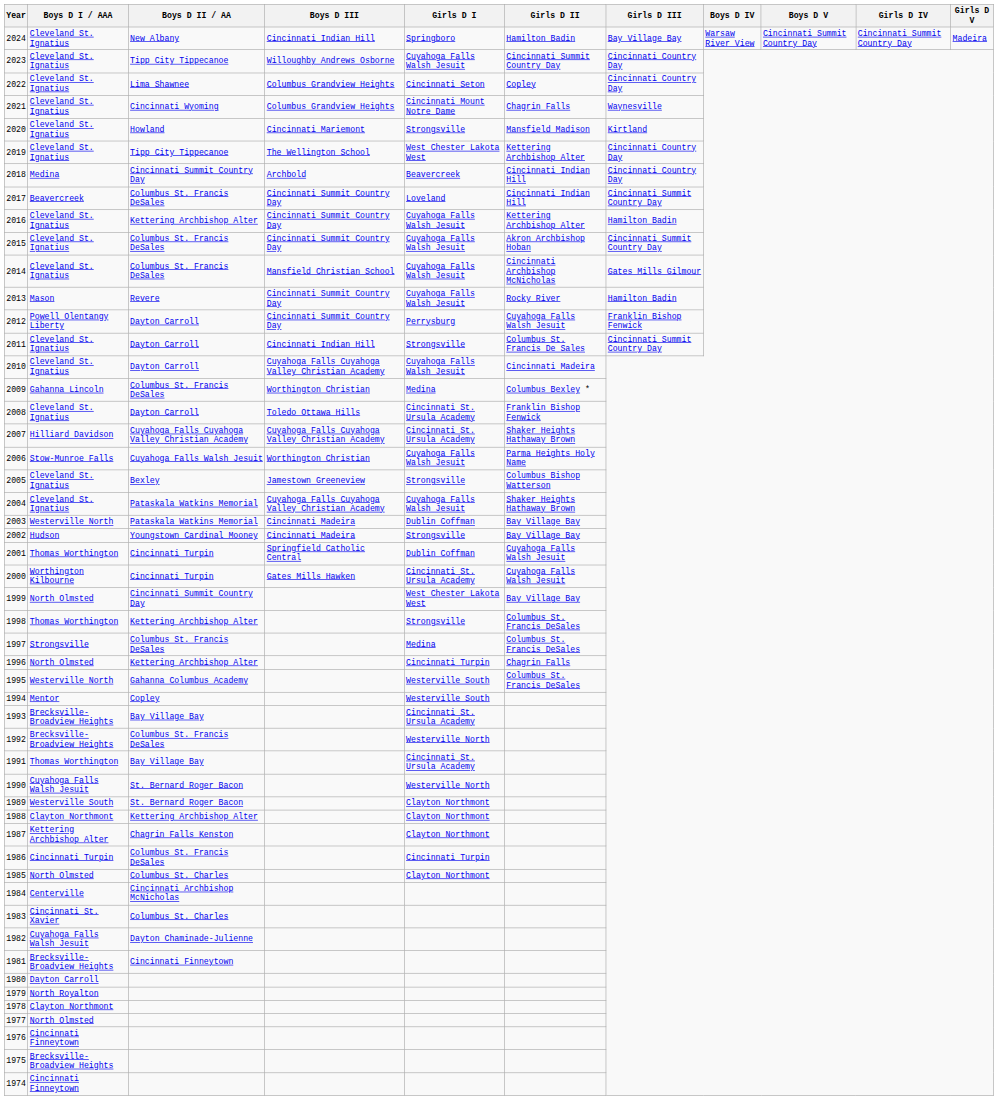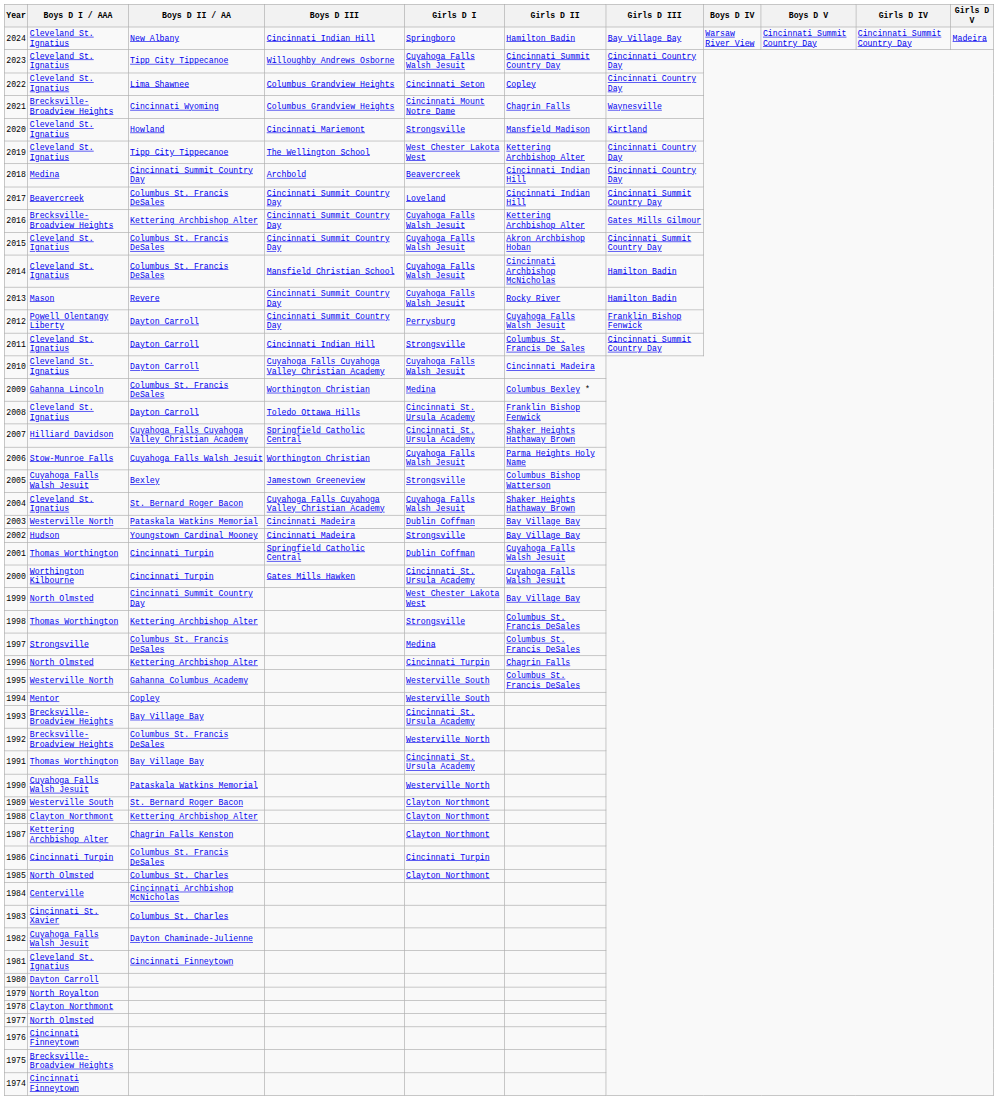(62, 107) Cleveland St. Ignatius -> (72, 107) Brecksville-Broadview Heights
(62, 221) Cleveland St. Ignatius -> (72, 221) Brecksville-Broadview Heights
(642, 221) Hamilton Badin -> (654, 221) Gates Mills Gilmour
(654, 271) Gates Mills Gilmour -> (642, 271) Hamilton Badin
(326, 436) Cuyahoga Falls Cuyahoga Valley Christian Academy -> (316, 436) Springfield Catholic Central
(62, 481) Cleveland St. Ignatius -> (64, 481) Cuyahoga Falls Walsh Jesuit
(194, 504) Pataskala Watkins Memorial -> (187, 504) St. Bernard Roger Bacon
(187, 785) St. Bernard Roger Bacon -> (194, 785) Pataskala Watkins Memorial
(72, 962) Brecksville-Broadview Heights -> (62, 962) Cleveland St. Ignatius
